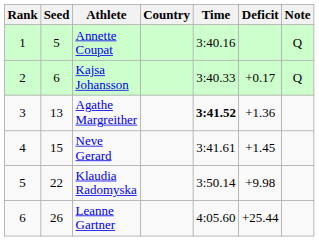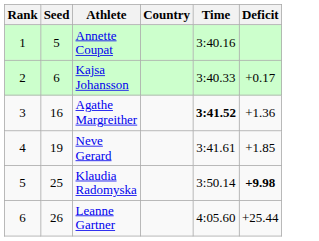- column: (297, 14)
(57, 112) 13 -> (57, 112) 16
(57, 148) 15 -> (57, 148) 19
(260, 148) +1.45 -> (260, 148) +1.85
(57, 183) 22 -> (57, 183) 25
(260, 183) normal -> (260, 183) bold
